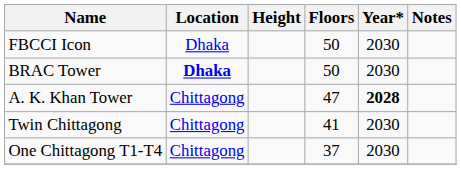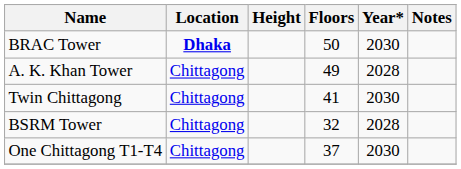- row: (50, 44)
(331, 97) 47 -> (331, 71) 49
(383, 97) bold -> (383, 71) normal
+ row: (55, 124)
